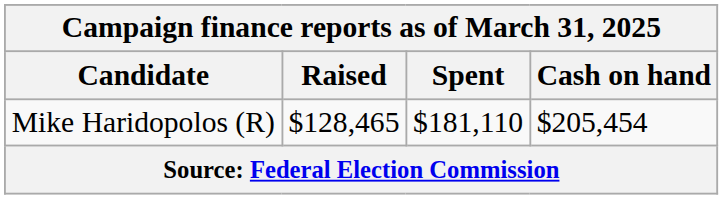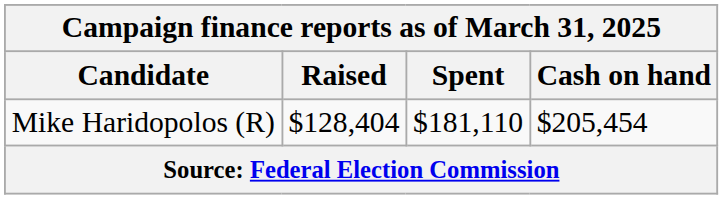(344, 121) $128,465 -> (344, 121) $128,404
